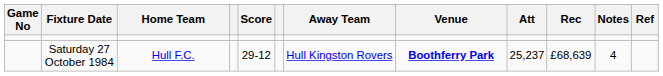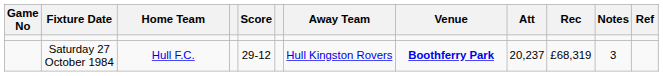(527, 55) 25,237 -> (527, 55) 20,237
(571, 55) £68,639 -> (571, 55) £68,319
(613, 55) 4 -> (613, 55) 3
